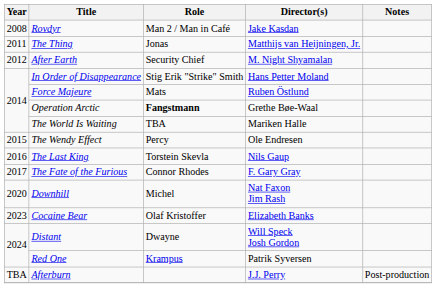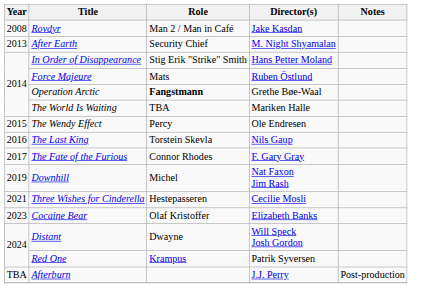- row: (52, 44)
(17, 60) 2012 -> (17, 44) 2013
(17, 194) 2020 -> (17, 178) 2019
+ row: (88, 199)
